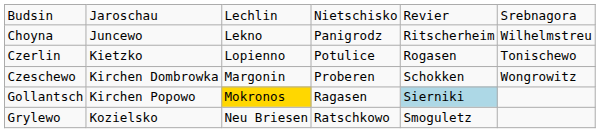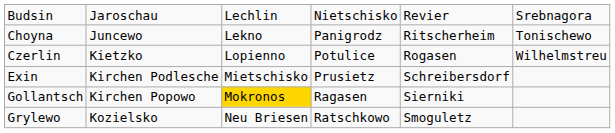(546, 35) Wilhelmstreu -> (554, 35) Tonischewo
(539, 56) Tonischewo -> (561, 56) Wilhelmstreu
- row: (42, 76)
+ row: (23, 76)
(434, 97) lightblue background -> (434, 97) no background
